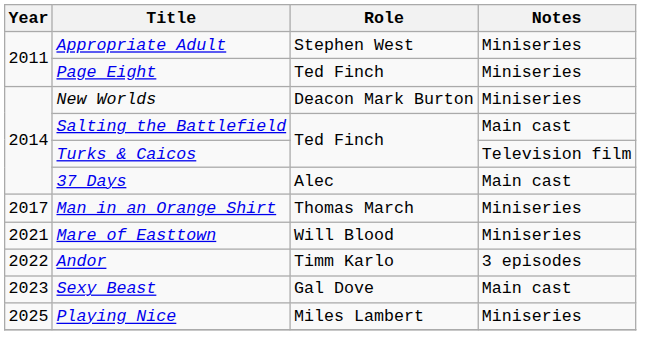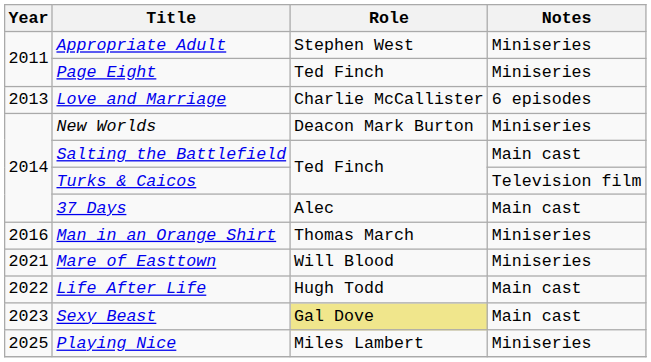+ row: (141, 100)
(29, 208) 2017 -> (29, 235) 2016
+ row: (131, 289)
- row: (81, 262)
(334, 289) no background -> (334, 317) khaki background
